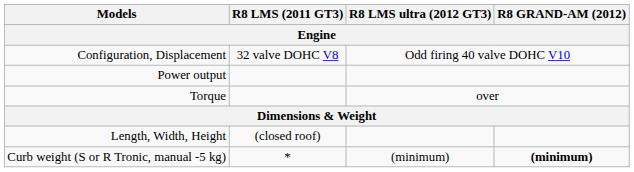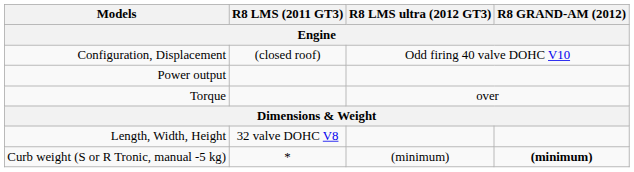(288, 55) 32 valve DOHC V8 -> (288, 55) (closed roof)
(288, 136) (closed roof) -> (288, 136) 32 valve DOHC V8
